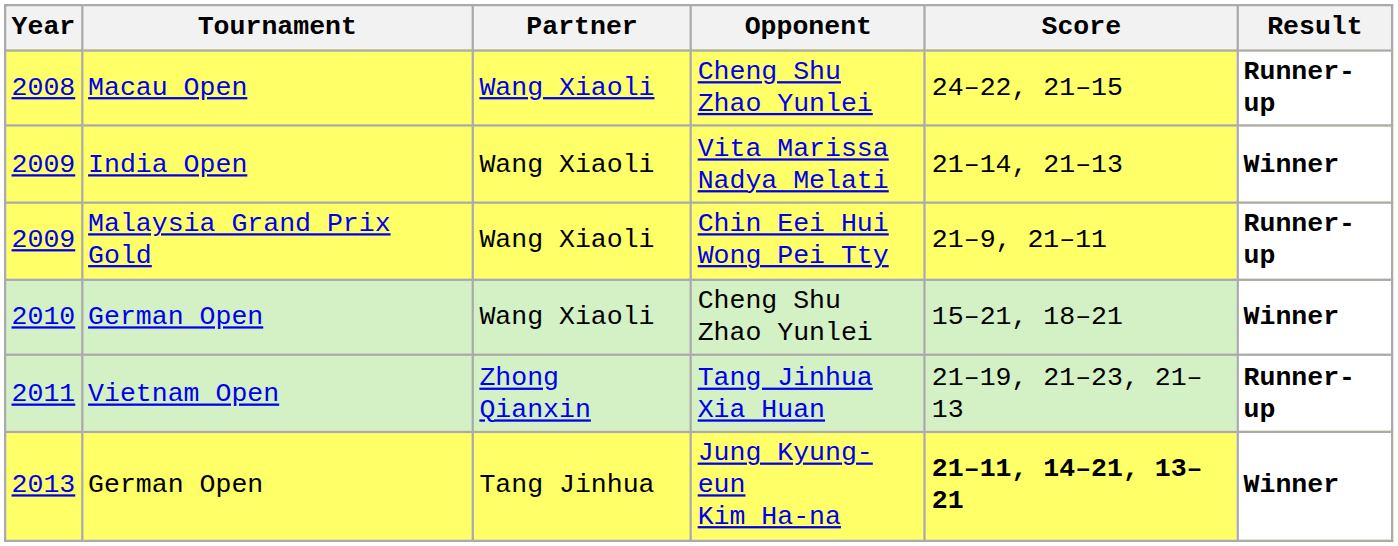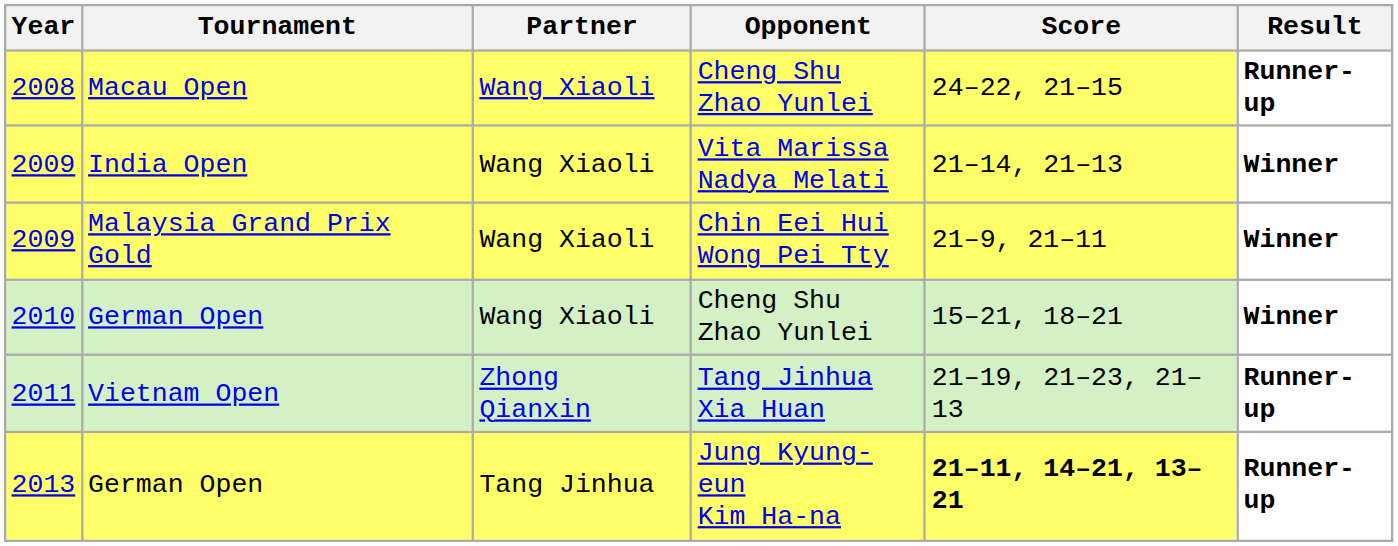(1299, 240) Runner-up -> (1291, 240) Winner
(1291, 486) Winner -> (1299, 486) Runner-up
